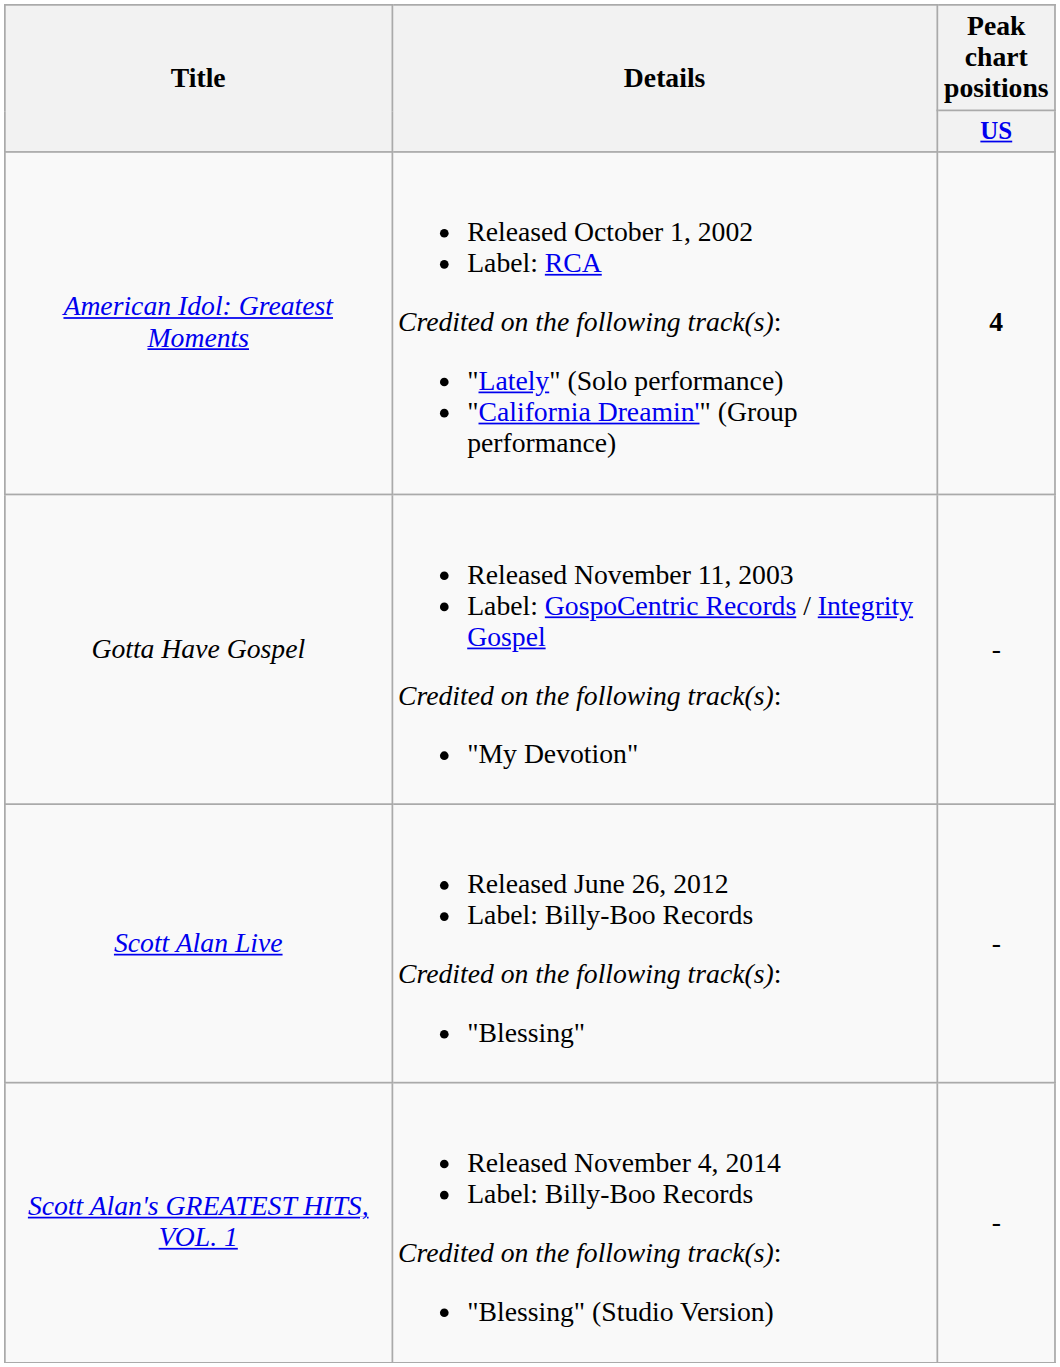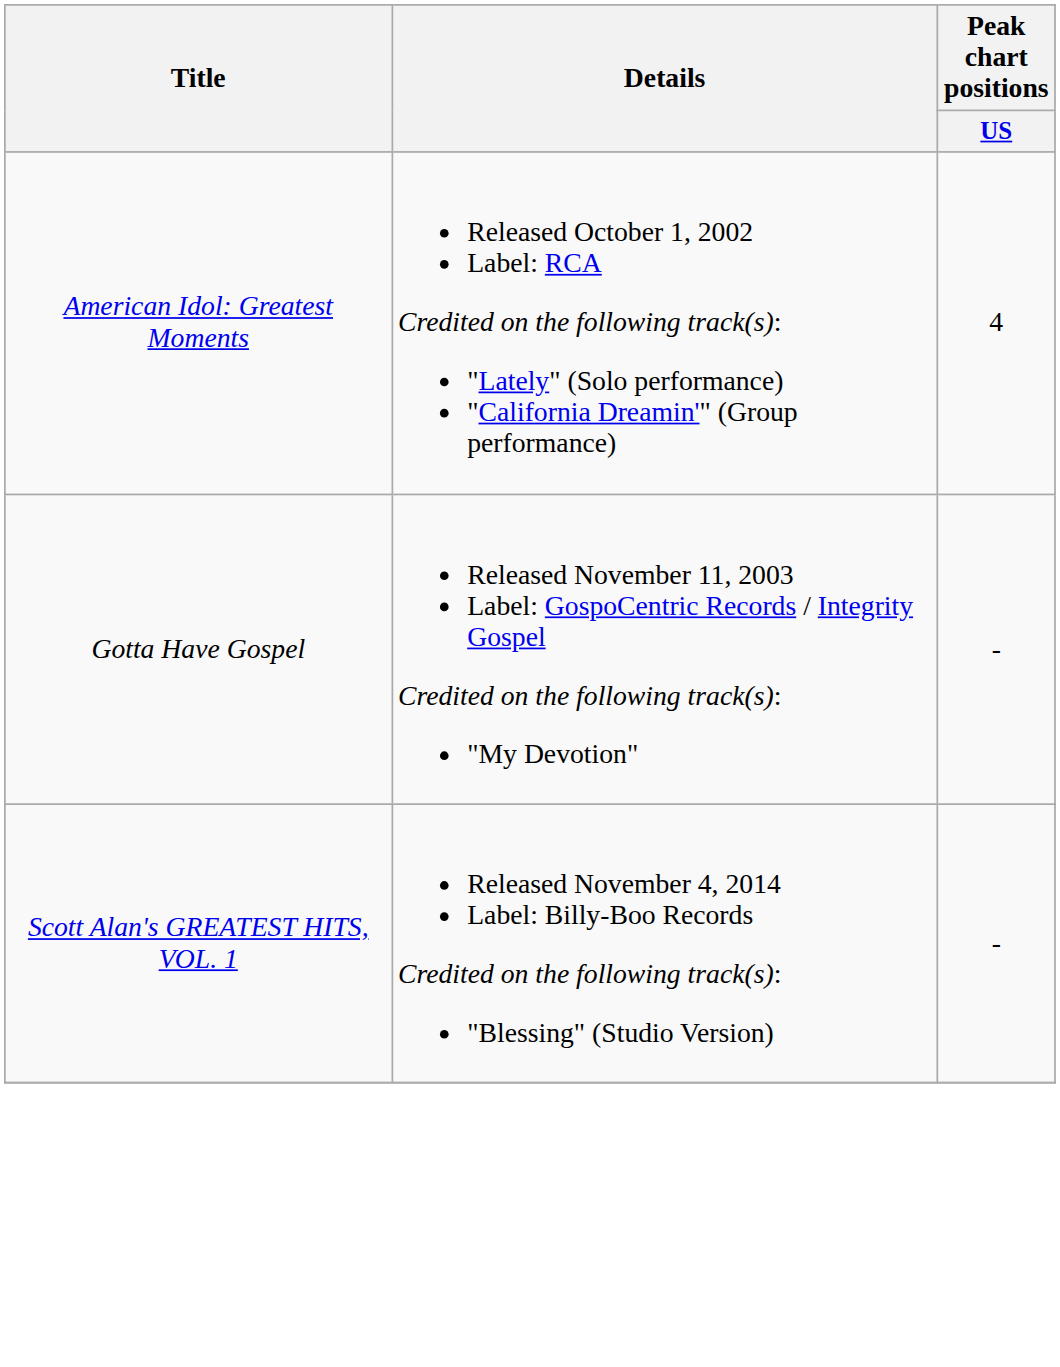(996, 322) bold -> (996, 322) normal
- row: (198, 943)
